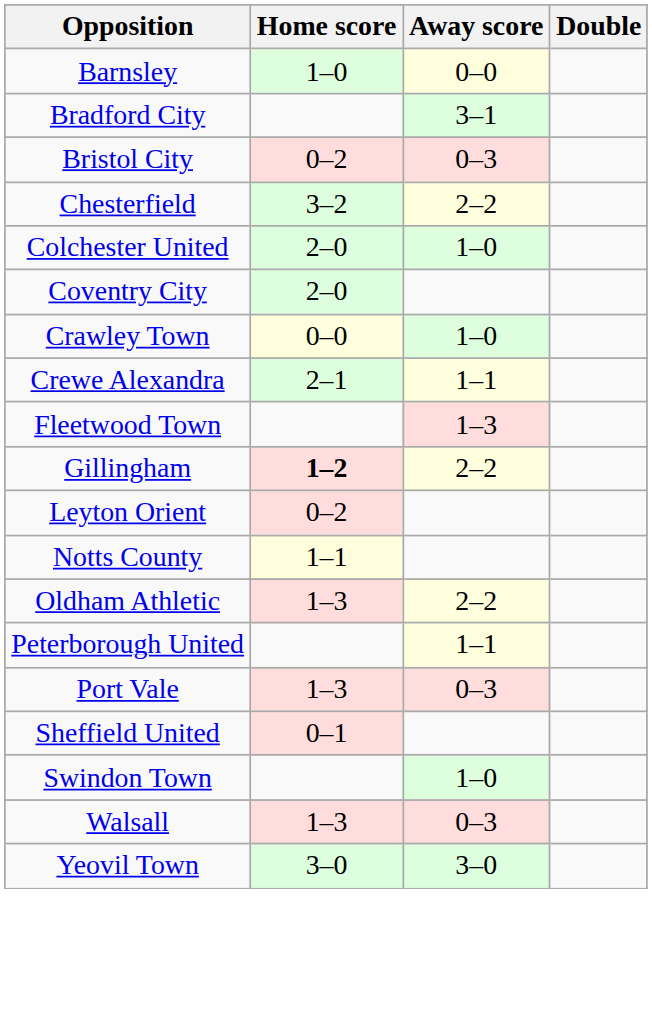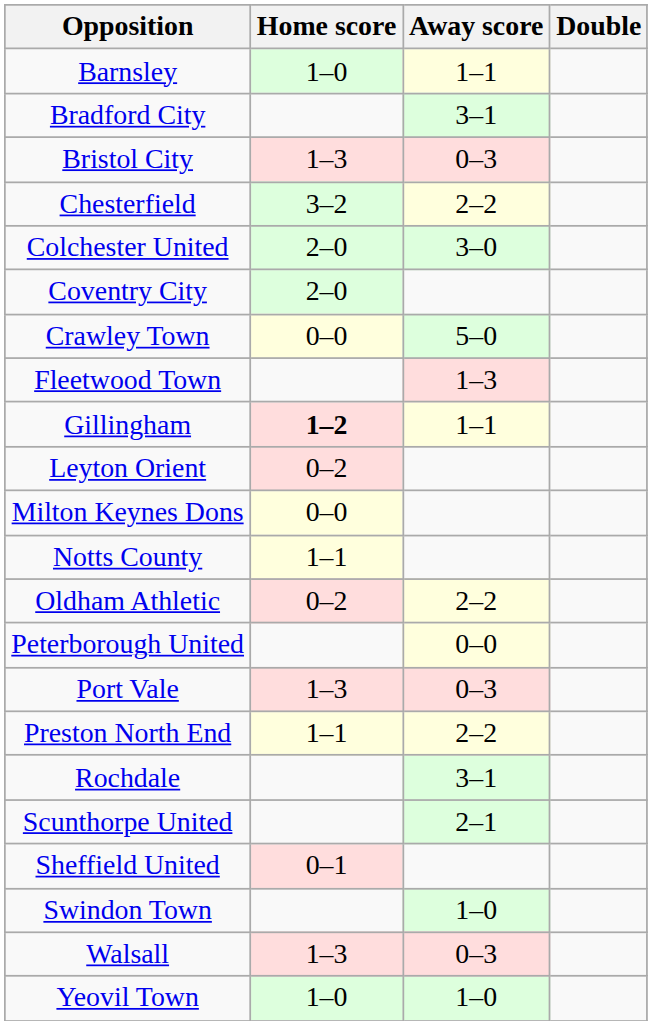(476, 70) 0–0 -> (476, 70) 1–1
(327, 159) 0–2 -> (327, 159) 1–3
(476, 247) 1–0 -> (476, 247) 3–0
(476, 335) 1–0 -> (476, 335) 5–0
- row: (128, 379)
(476, 468) 2–2 -> (476, 423) 1–1
+ row: (128, 512)
(327, 600) 1–3 -> (327, 600) 0–2
(476, 644) 1–1 -> (476, 644) 0–0
+ row: (128, 733)
+ row: (128, 777)
+ row: (128, 821)
(327, 865) 3–0 -> (327, 997) 1–0
(476, 865) 3–0 -> (476, 997) 1–0
